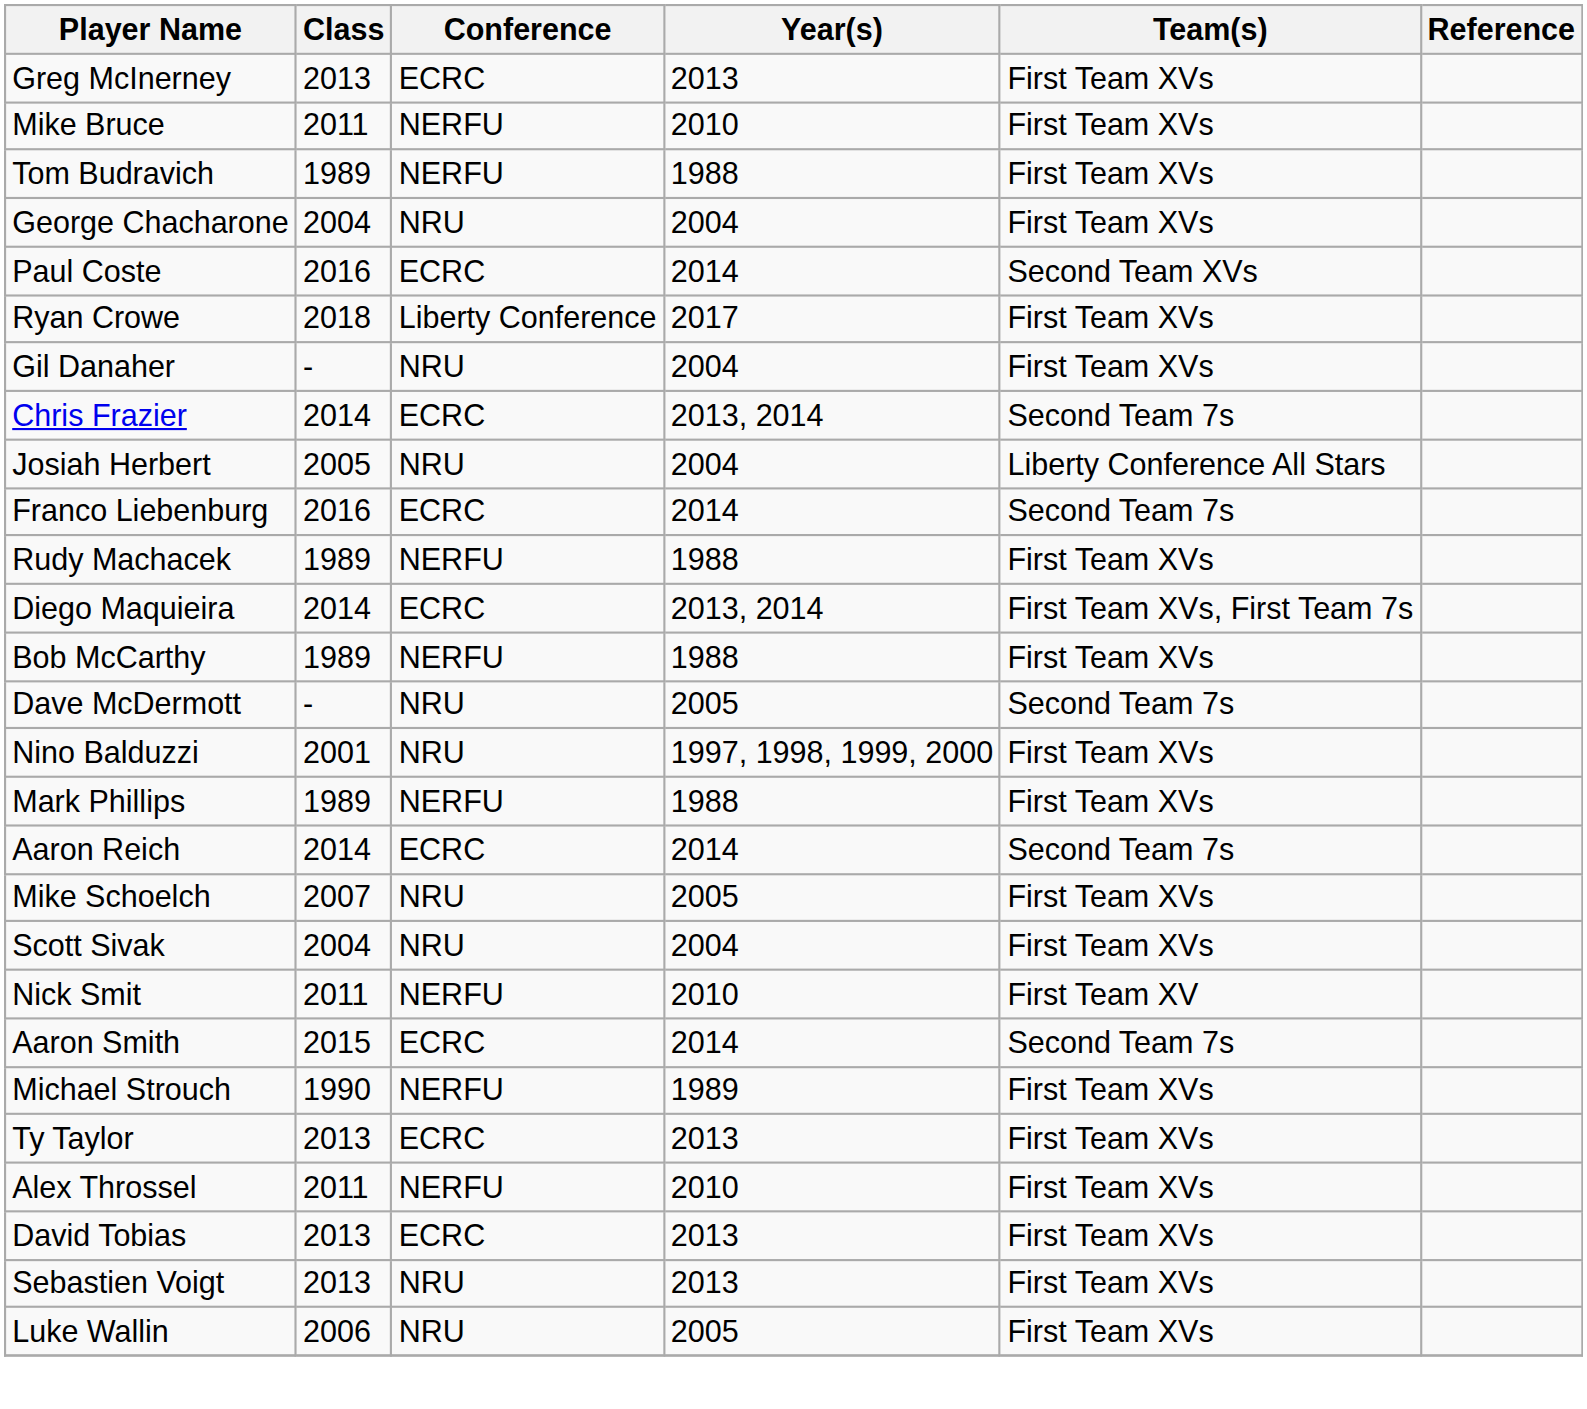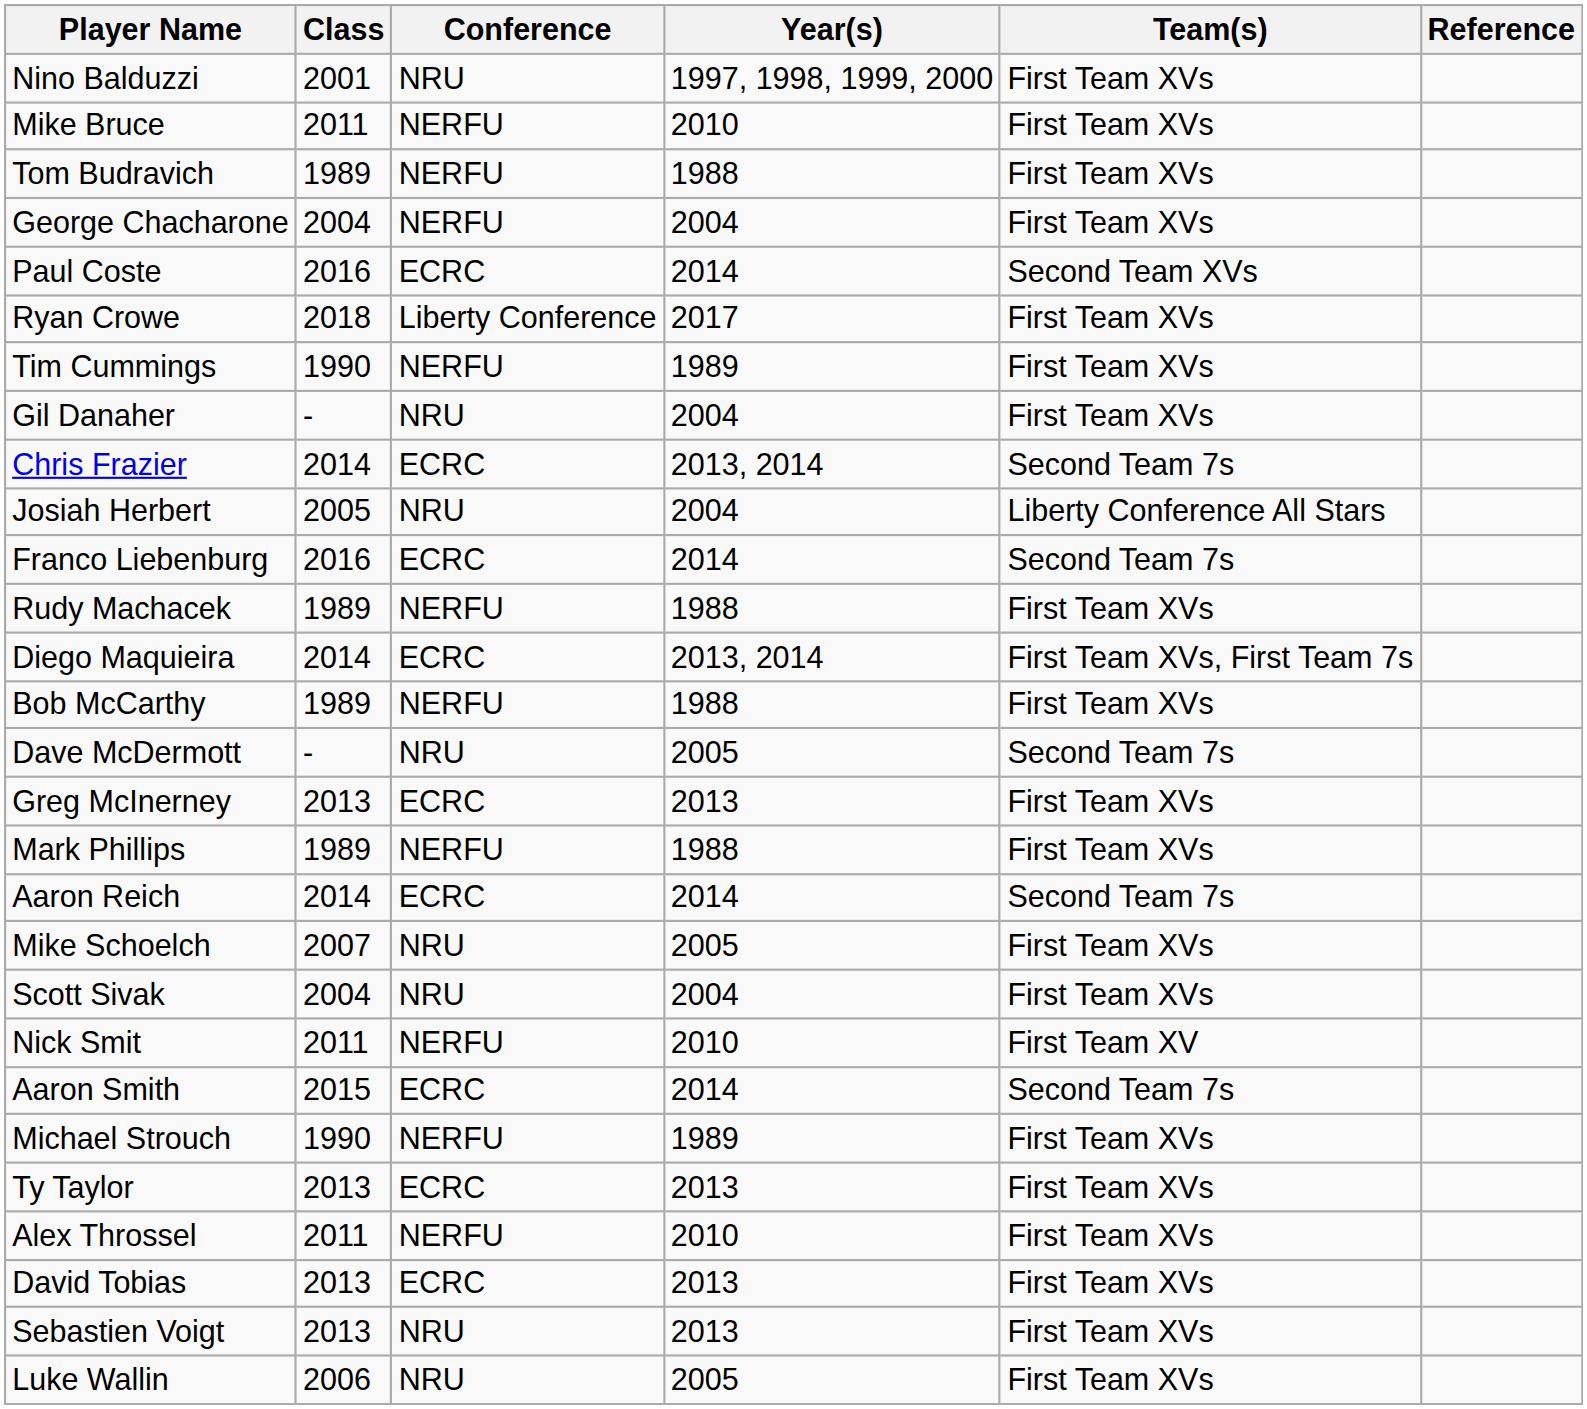rows swapped: (105, 753) <-> (122, 78)
(432, 222) NRU -> (451, 222) NERFU
+ row: (114, 367)
